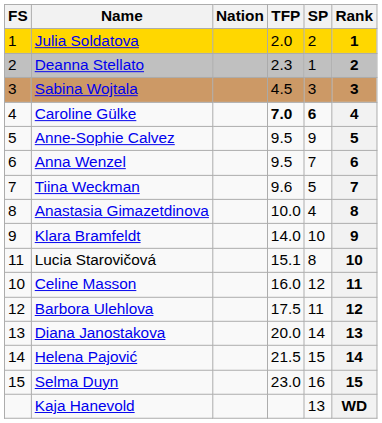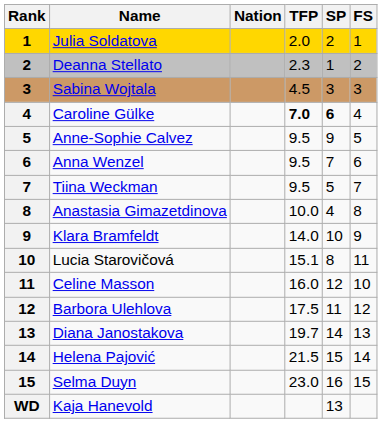columns swapped: (354, 16) <-> (18, 16)
(282, 187) 9.6 -> (299, 187) 9.5
(286, 333) 20.0 -> (304, 333) 19.7
